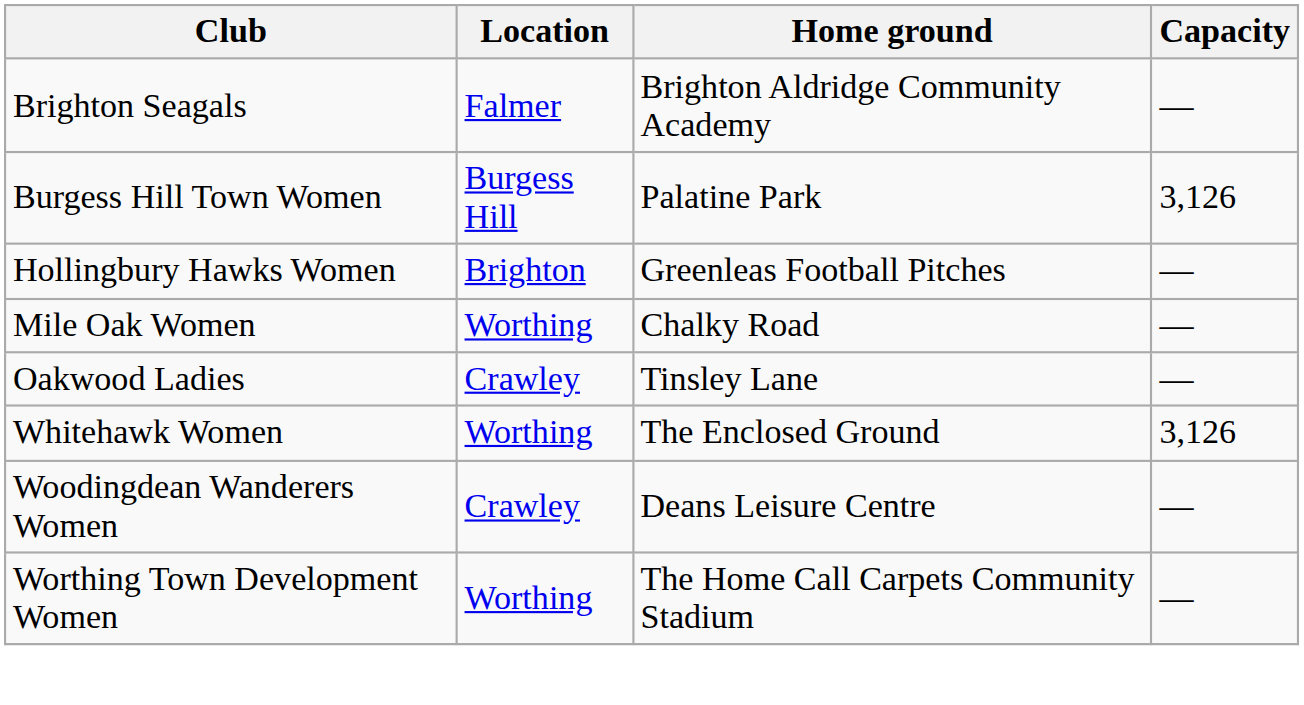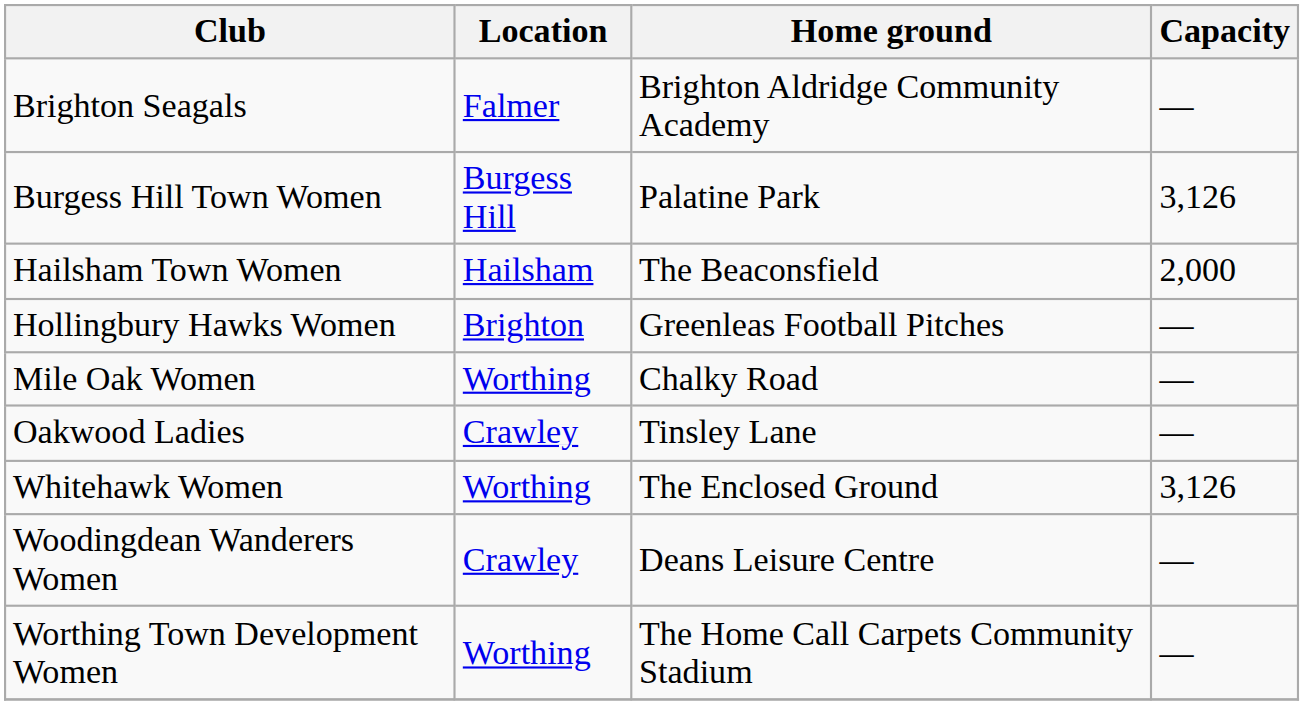+ row: (177, 270)
